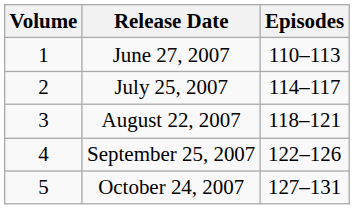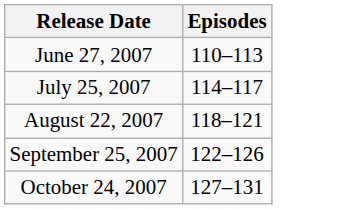- column: (43, 21)
